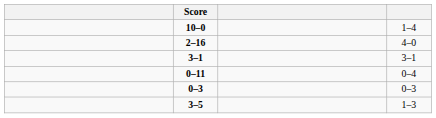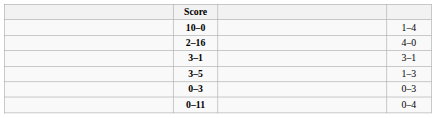rows swapped: (196, 74) <-> (196, 105)
